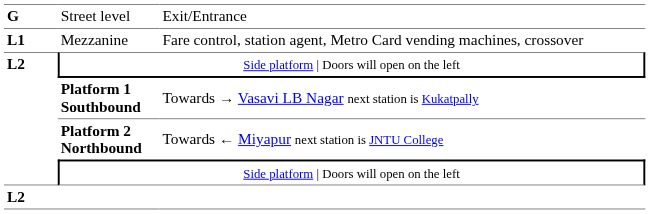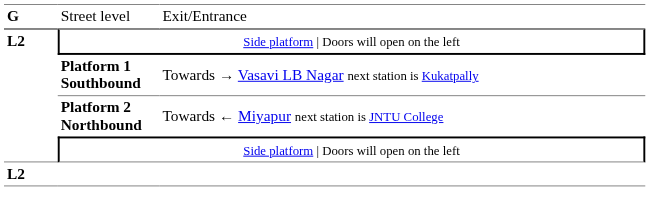- row: (94, 40)
